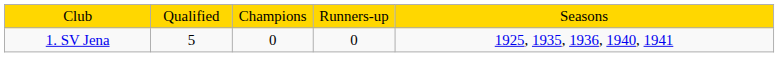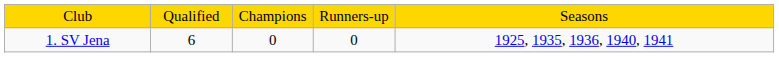(191, 39) 5 -> (191, 39) 6
